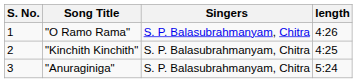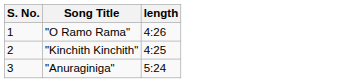- column: (227, 13)
